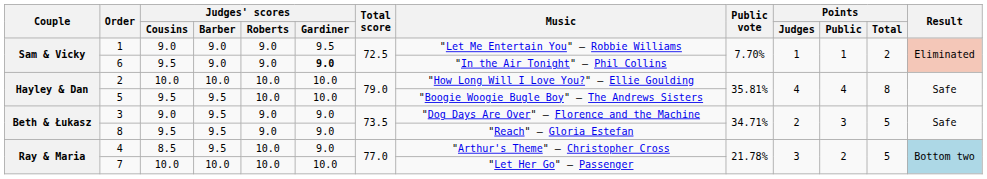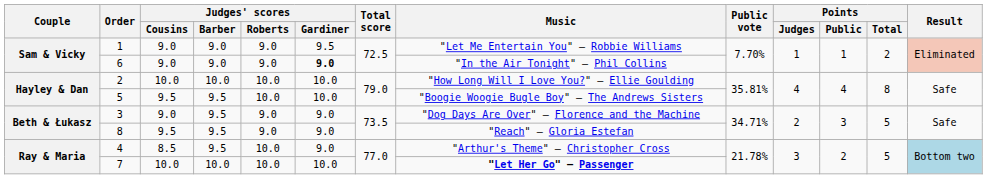(167, 63) 9.5 -> (167, 63) 9.0
(561, 165) normal -> (561, 165) bold
